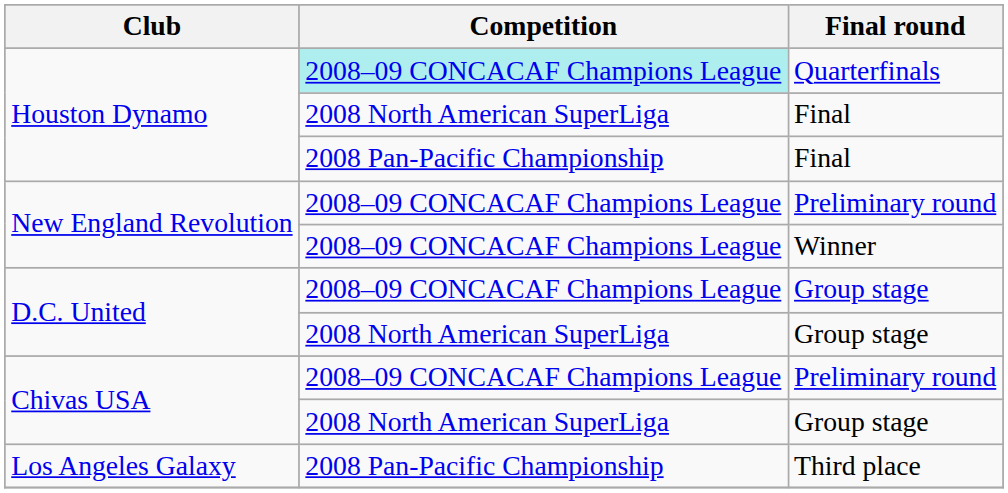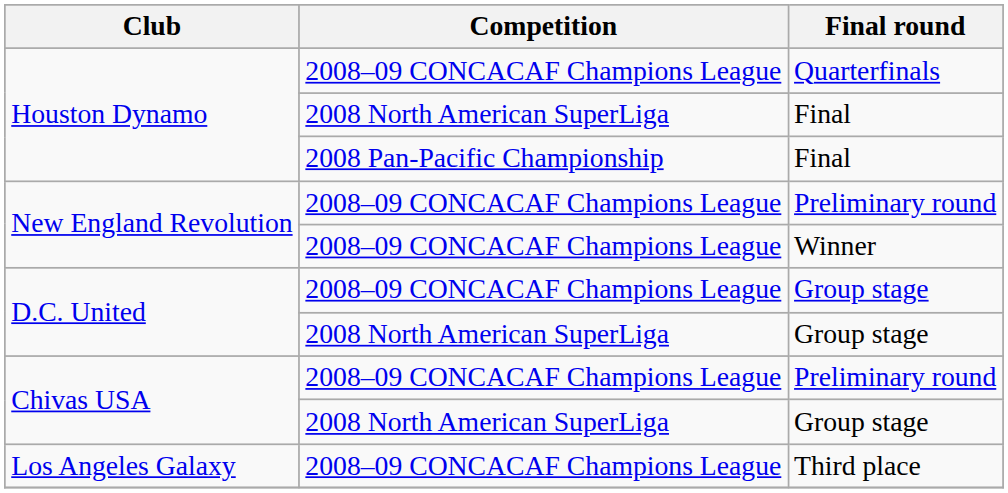(543, 70) paleturquoise background -> (543, 70) no background
(485, 465) 2008 Pan-Pacific Championship -> (543, 465) 2008–09 CONCACAF Champions League
